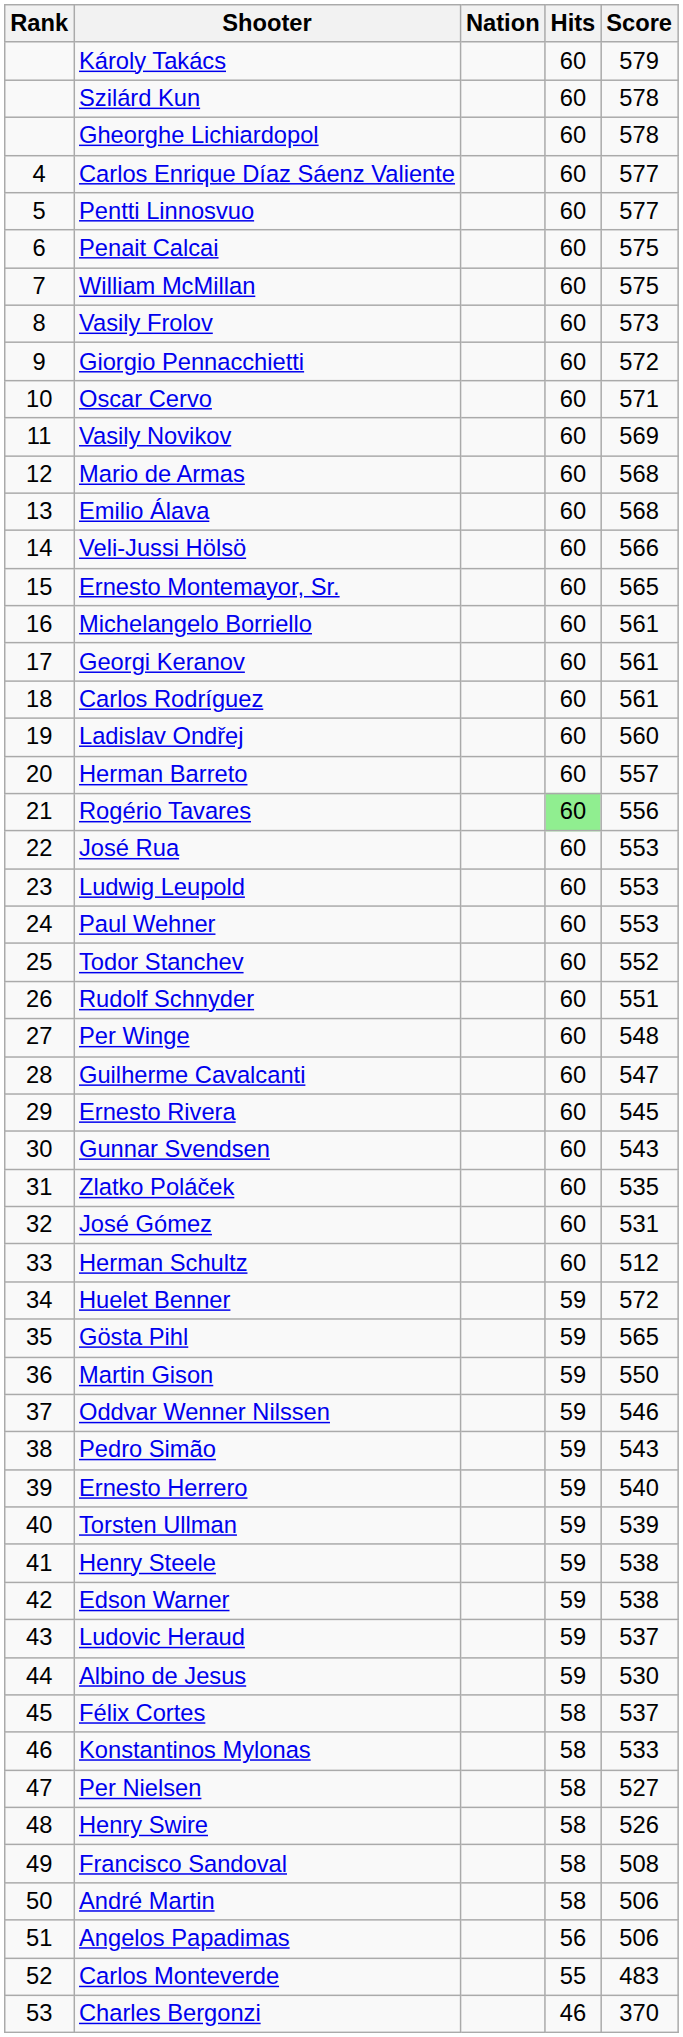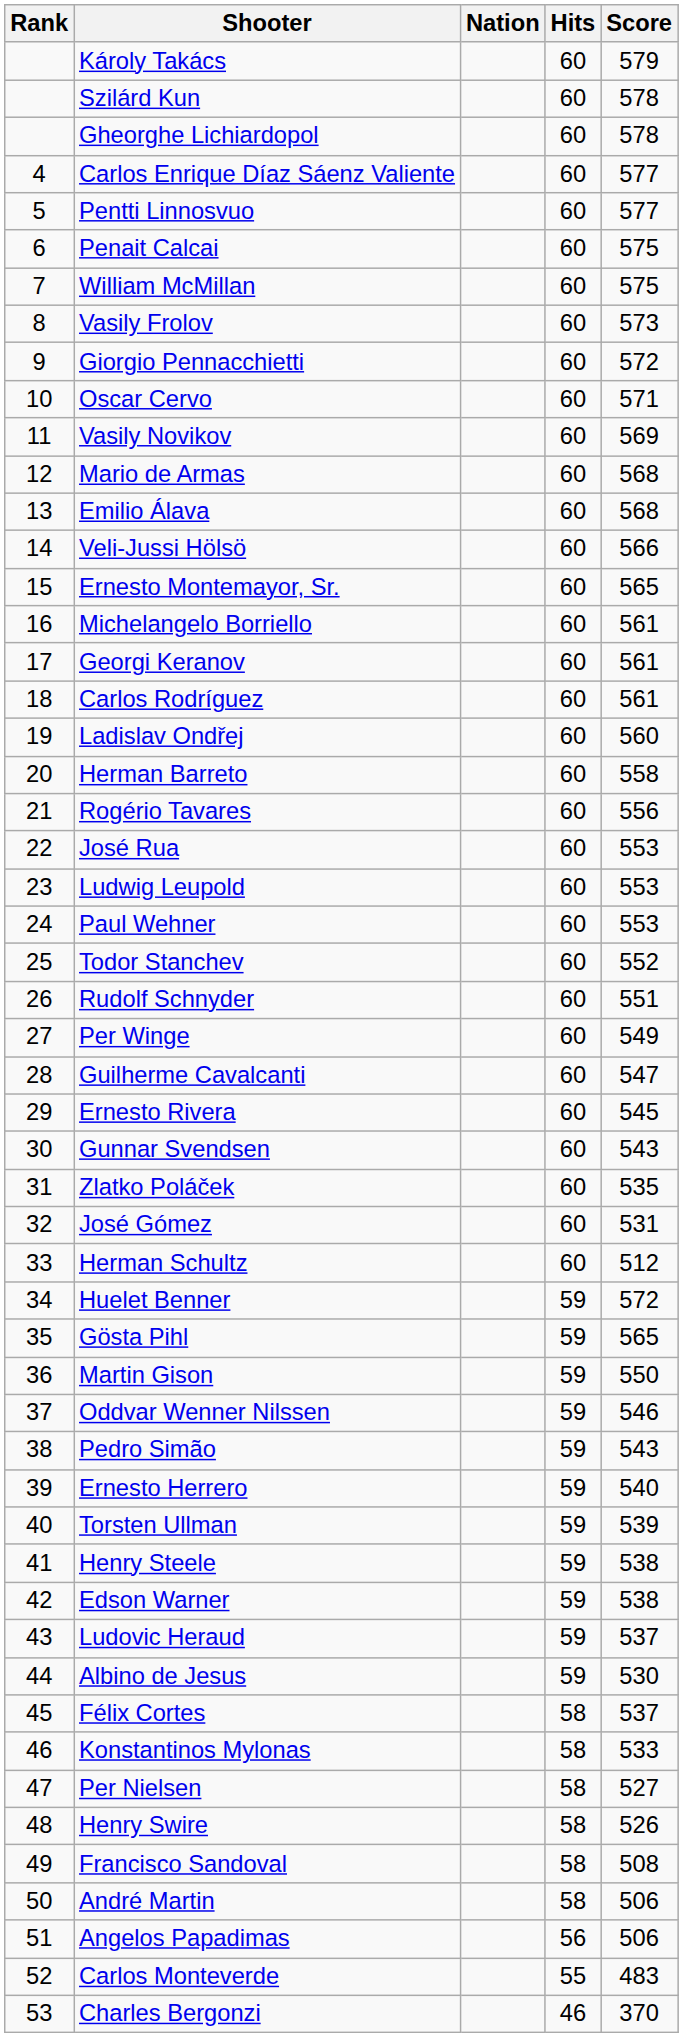(639, 774) 557 -> (639, 774) 558
(573, 811) lightgreen background -> (573, 811) no background
(639, 1037) 548 -> (639, 1037) 549
